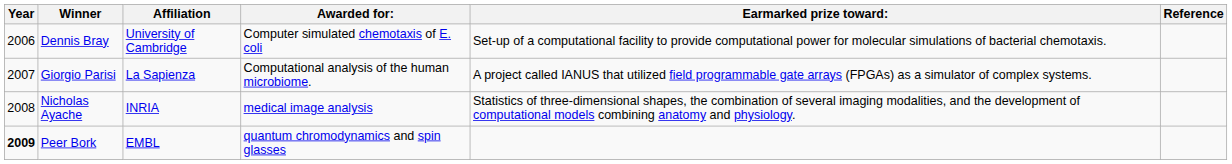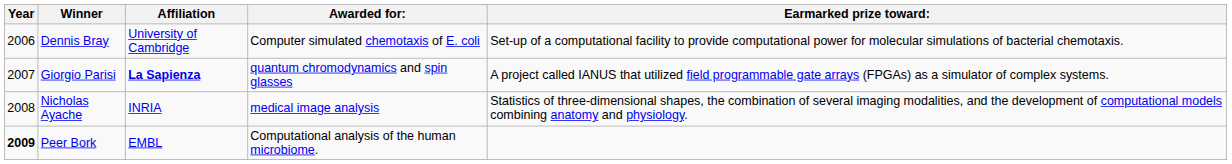- column: (1194, 14)
(160, 75) normal -> (164, 75) bold
(346, 75) Computational analysis of the human microbiome. -> (349, 75) quantum chromodynamics and spin glasses
(342, 142) quantum chromodynamics and spin glasses -> (353, 142) Computational analysis of the human microbiome.
